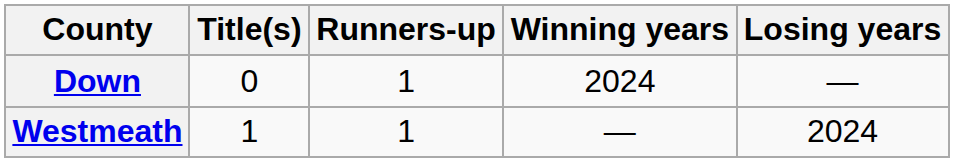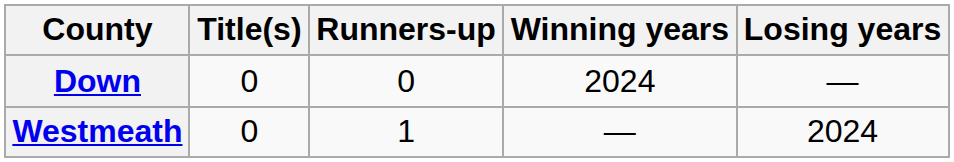(406, 80) 1 -> (406, 80) 0
(249, 131) 1 -> (249, 131) 0
